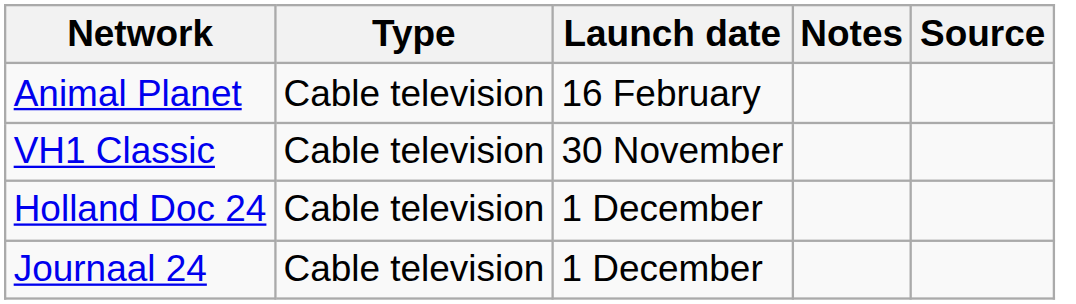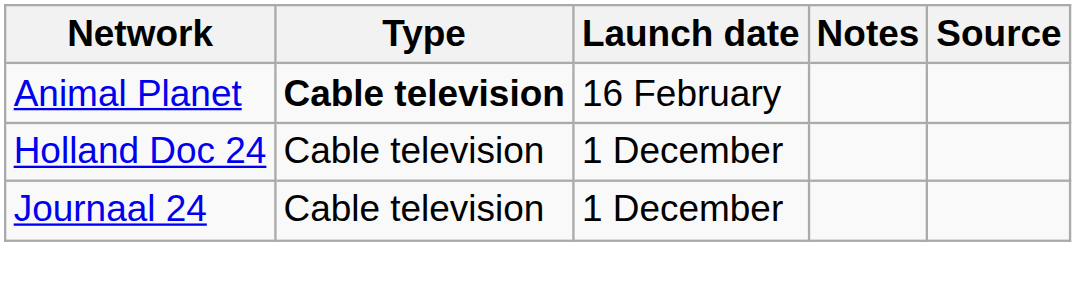(414, 92) normal -> (424, 92) bold
- row: (114, 151)
